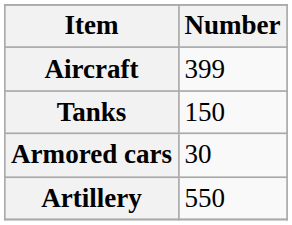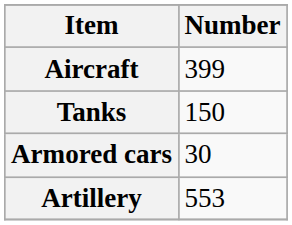(205, 197) 550 -> (205, 197) 553
